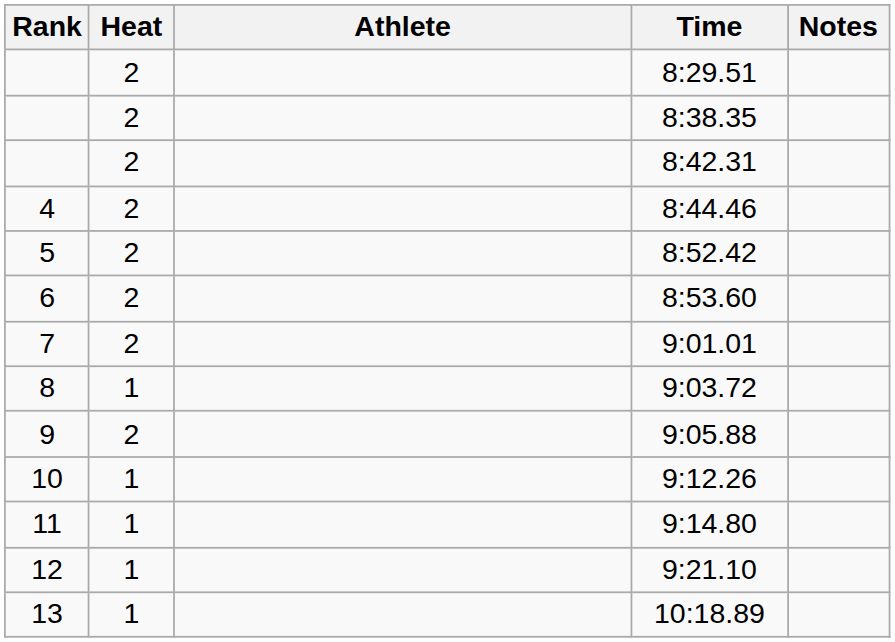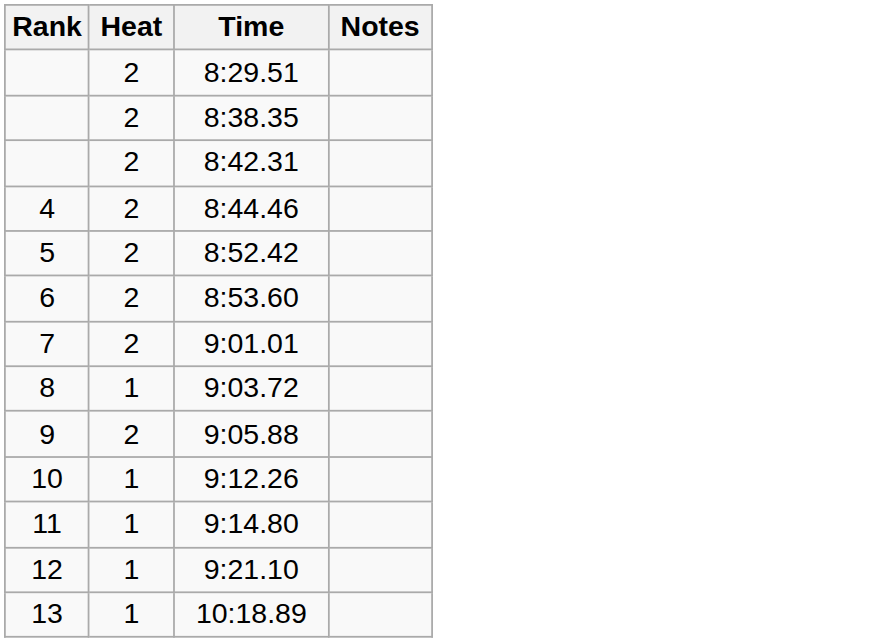- column: (403, 27)
